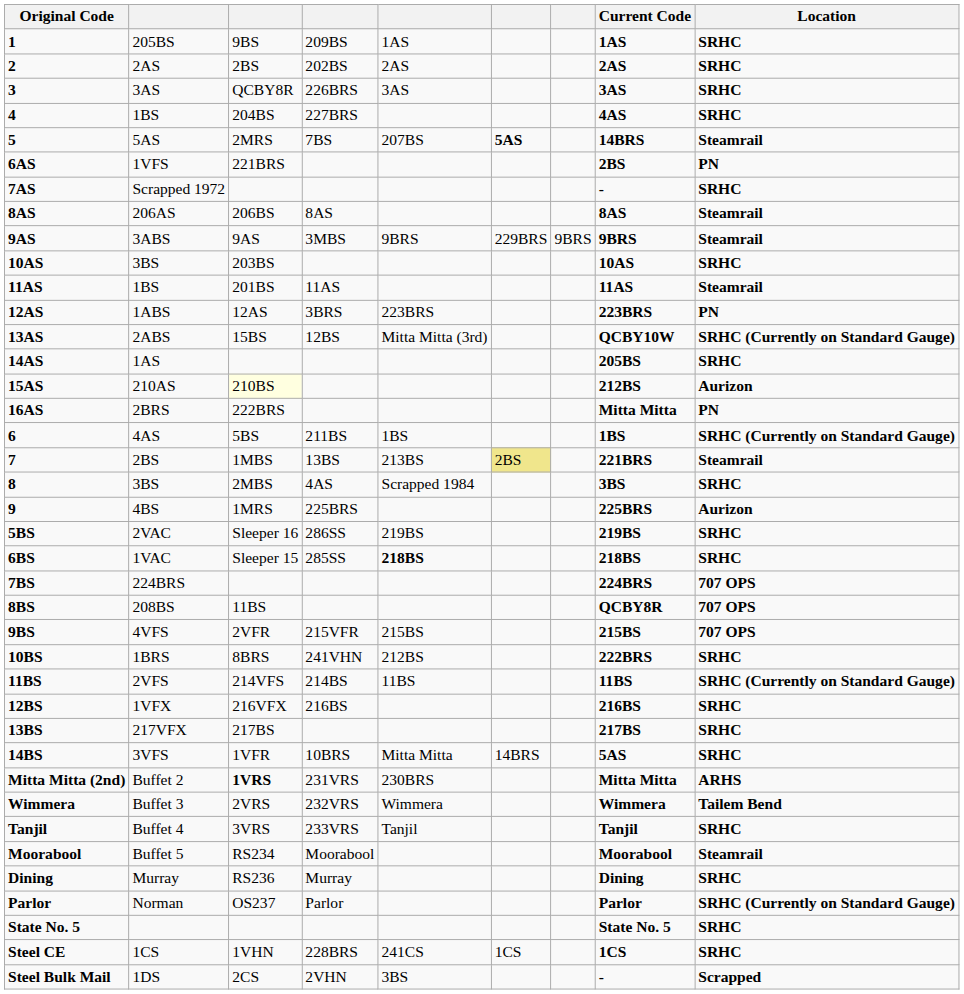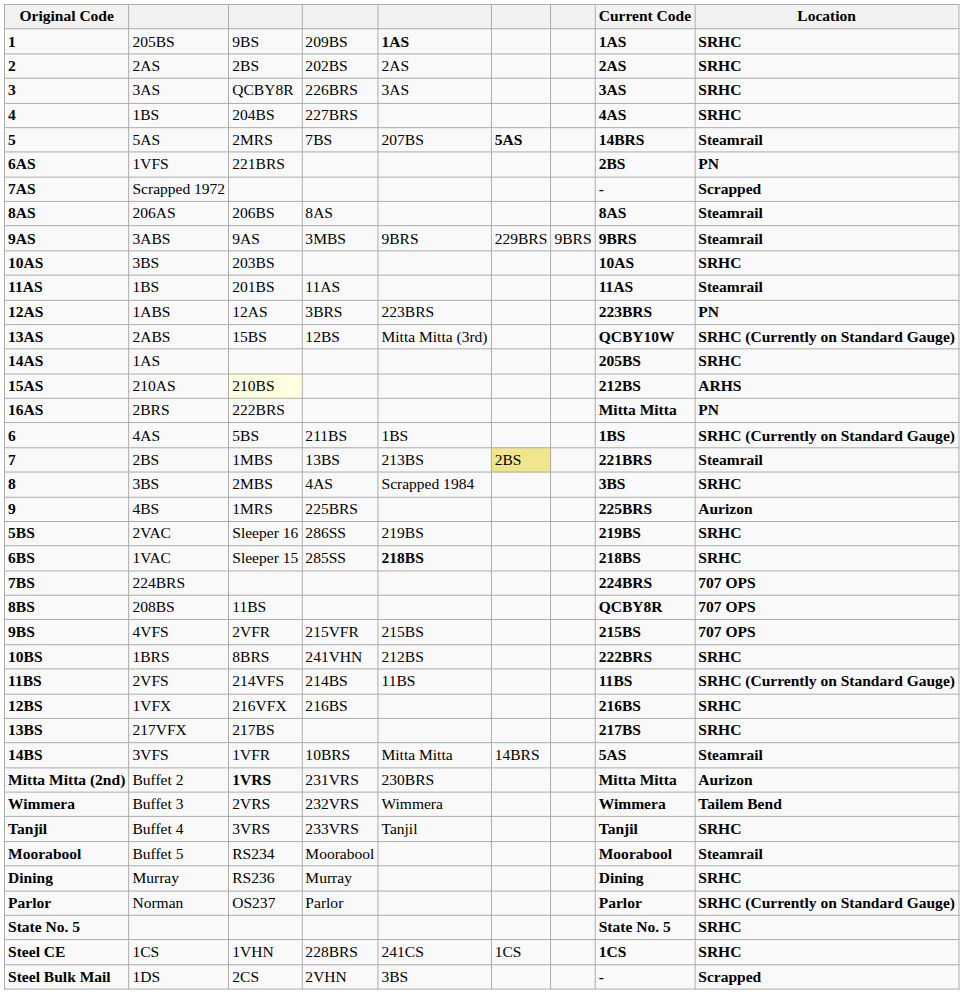(395, 41) normal -> (395, 41) bold
(720, 189) SRHC -> (730, 189) Scrapped
(725, 386) Aurizon -> (720, 386) ARHS
(720, 755) SRHC -> (731, 755) Steamrail
(720, 779) ARHS -> (725, 779) Aurizon
